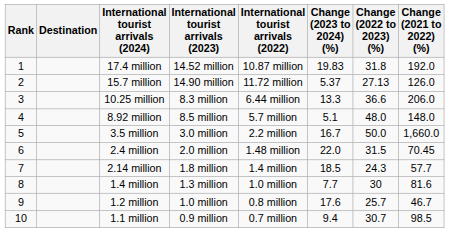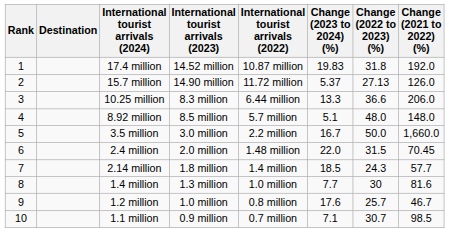(330, 219) 9.4 -> (330, 219) 7.1
